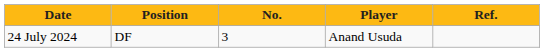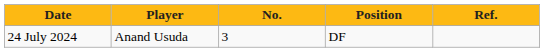columns swapped: (165, 15) <-> (379, 15)
